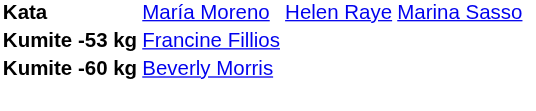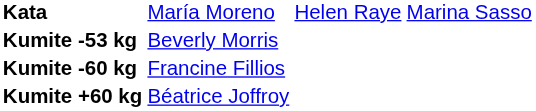(211, 40) Francine Fillios -> (213, 40) Beverly Morris
(208, 68) Beverly Morris -> (216, 68) Francine Fillios
+ row: (73, 96)
